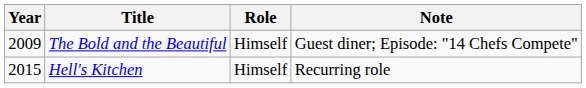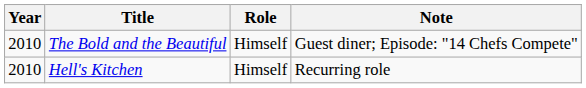(25, 43) 2009 -> (25, 43) 2010
(25, 69) 2015 -> (25, 69) 2010
